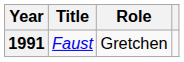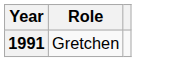- column: (73, 17)
